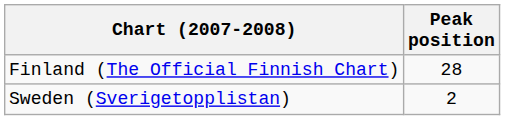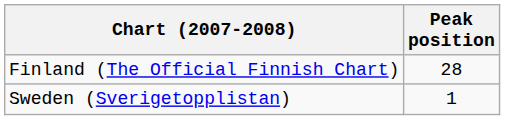(451, 99) 2 -> (451, 99) 1
